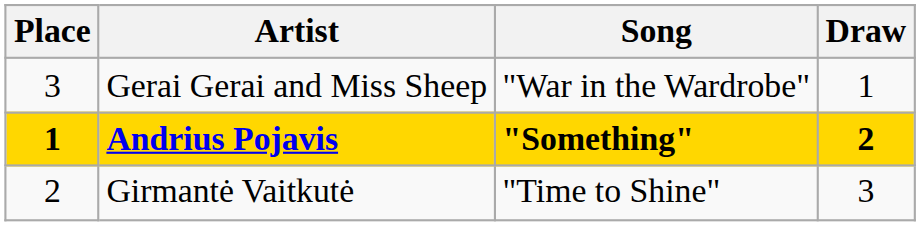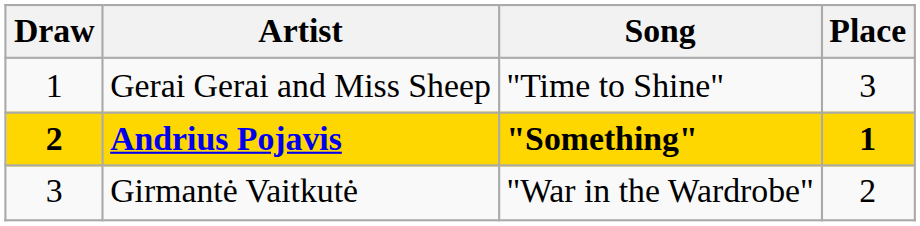columns swapped: (866, 31) <-> (52, 31)
(656, 84) "War in the Wardrobe" -> (615, 84) "Time to Shine"
(611, 191) "Time to Shine" -> (660, 191) "War in the Wardrobe"
